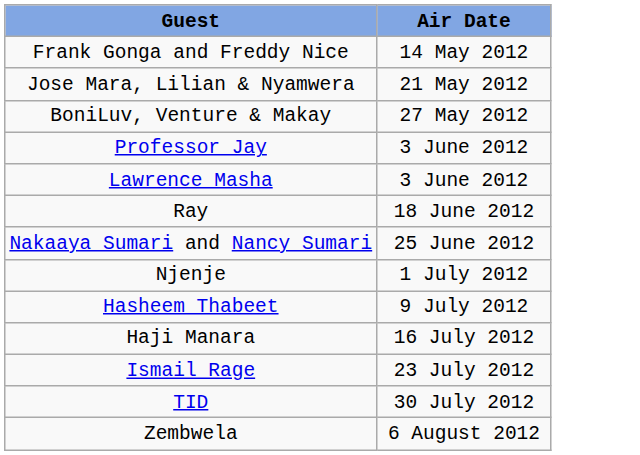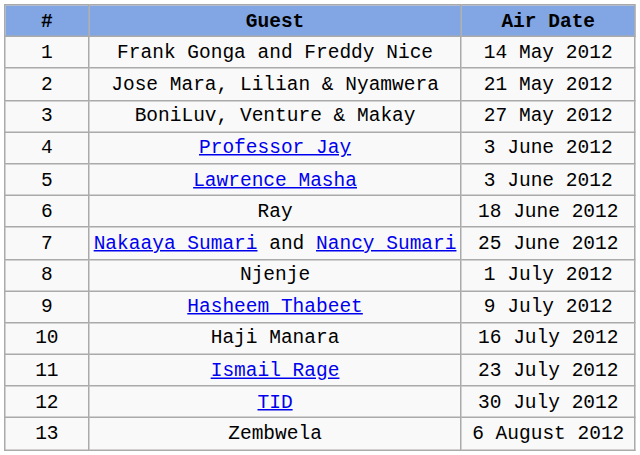+ column: (47, 21)
